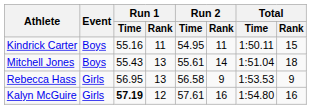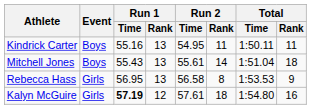(160, 46) 11 -> (160, 46) 13
(291, 46) 15 -> (291, 46) 11
(221, 80) 9 -> (221, 80) 8
(221, 96) 16 -> (221, 96) 18
